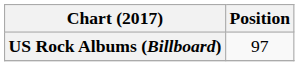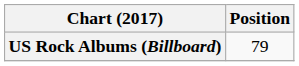(260, 46) 97 -> (260, 46) 79
